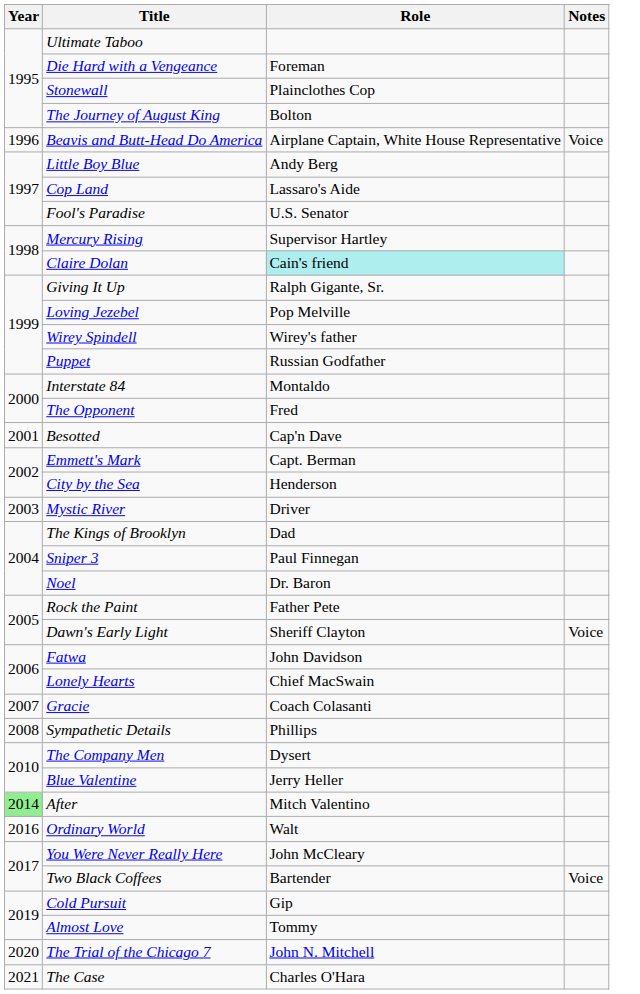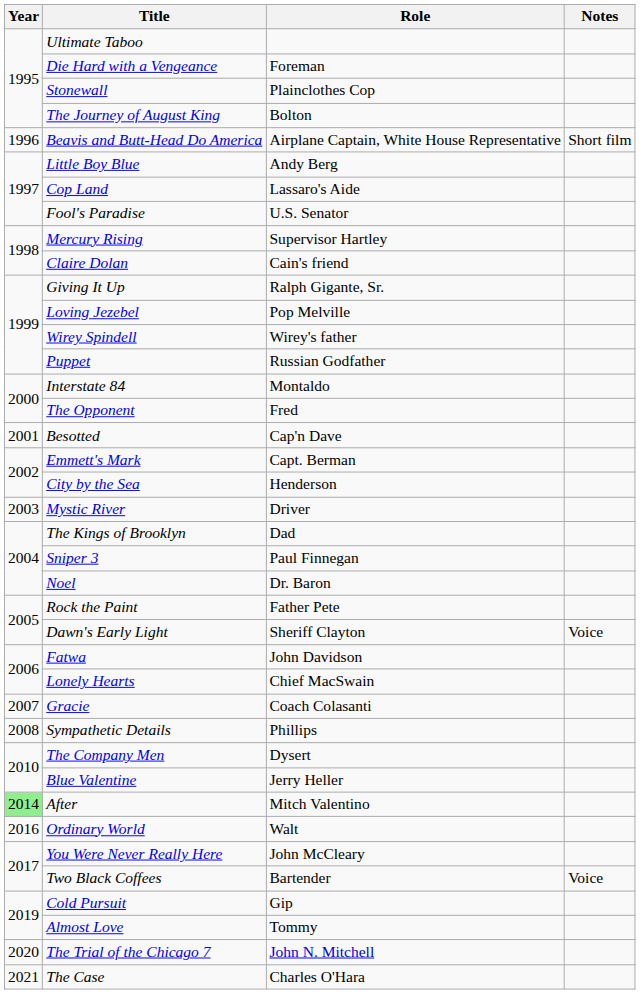(586, 139) Voice -> (600, 139) Short film
(309, 262) paleturquoise background -> (309, 262) no background
